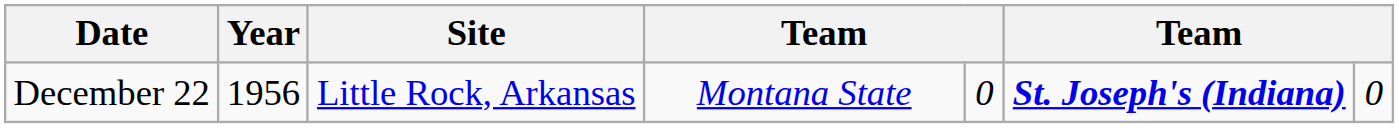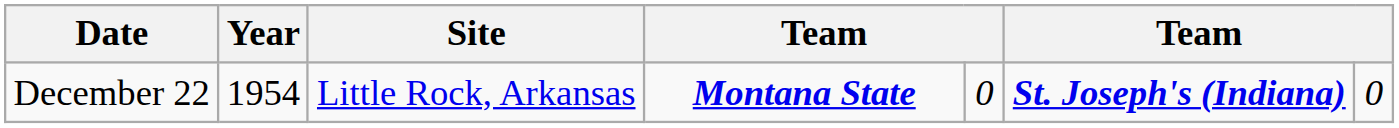(263, 91) 1956 -> (263, 91) 1954
(804, 91) normal -> (804, 91) bold
